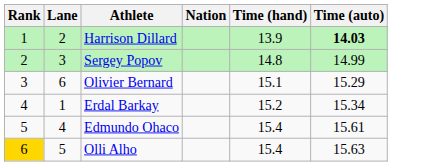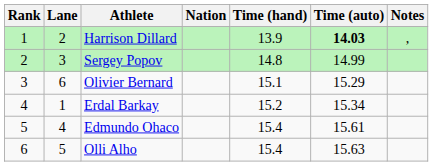+ column: (408, 15)
(24, 149) gold background -> (24, 149) no background
